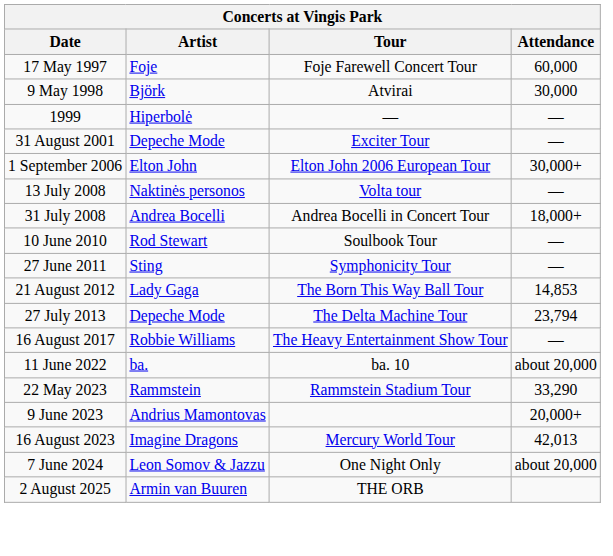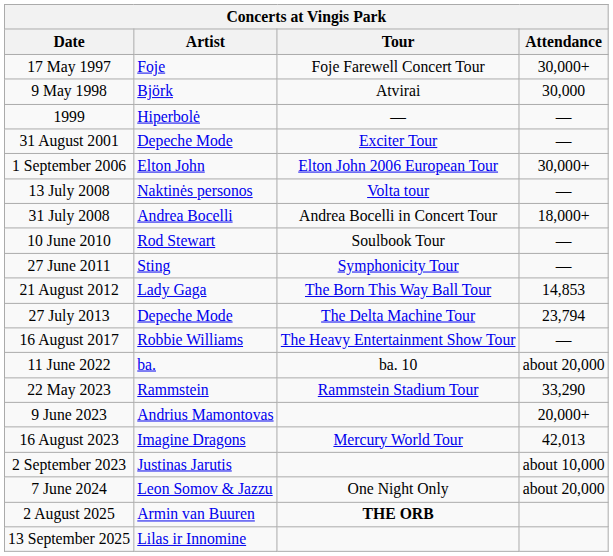(556, 66) 60,000 -> (564, 66) 30,000+
+ row: (69, 464)
(390, 489) normal -> (398, 514) bold
+ row: (69, 539)
